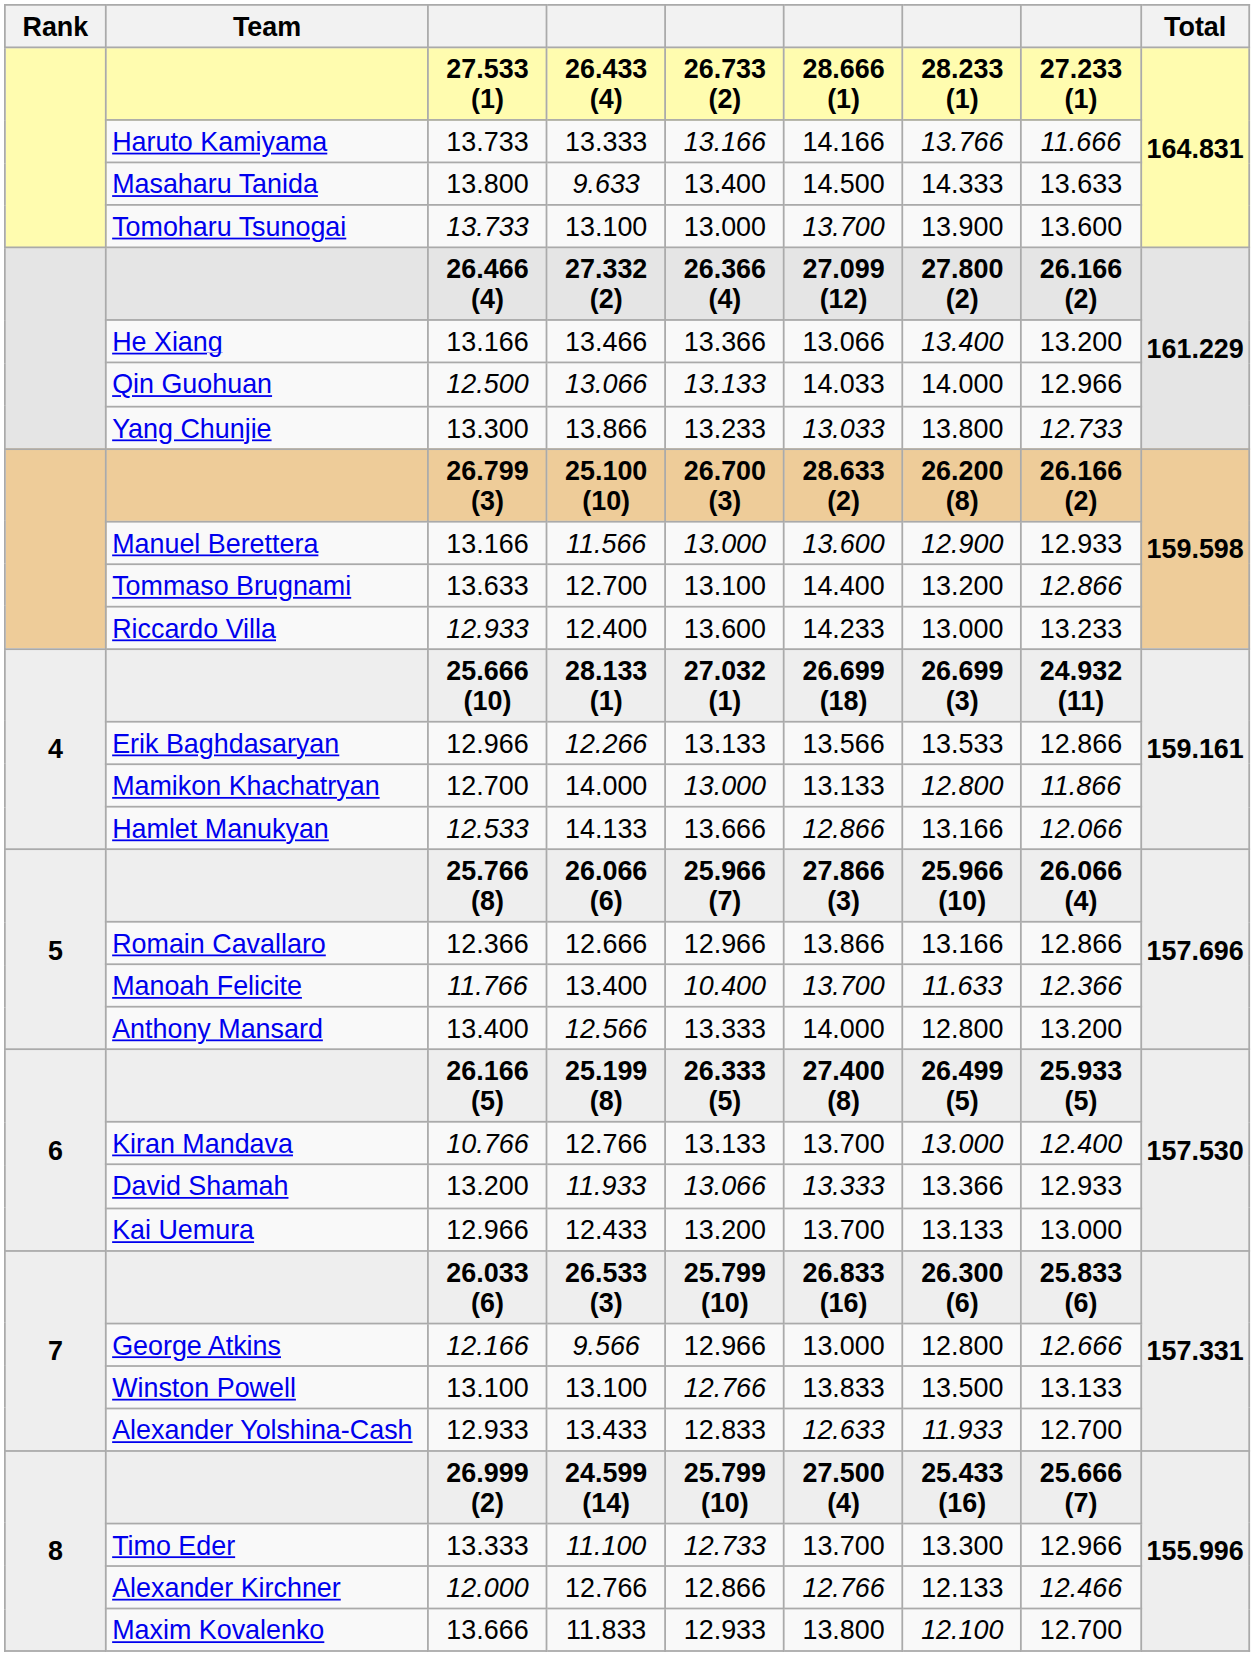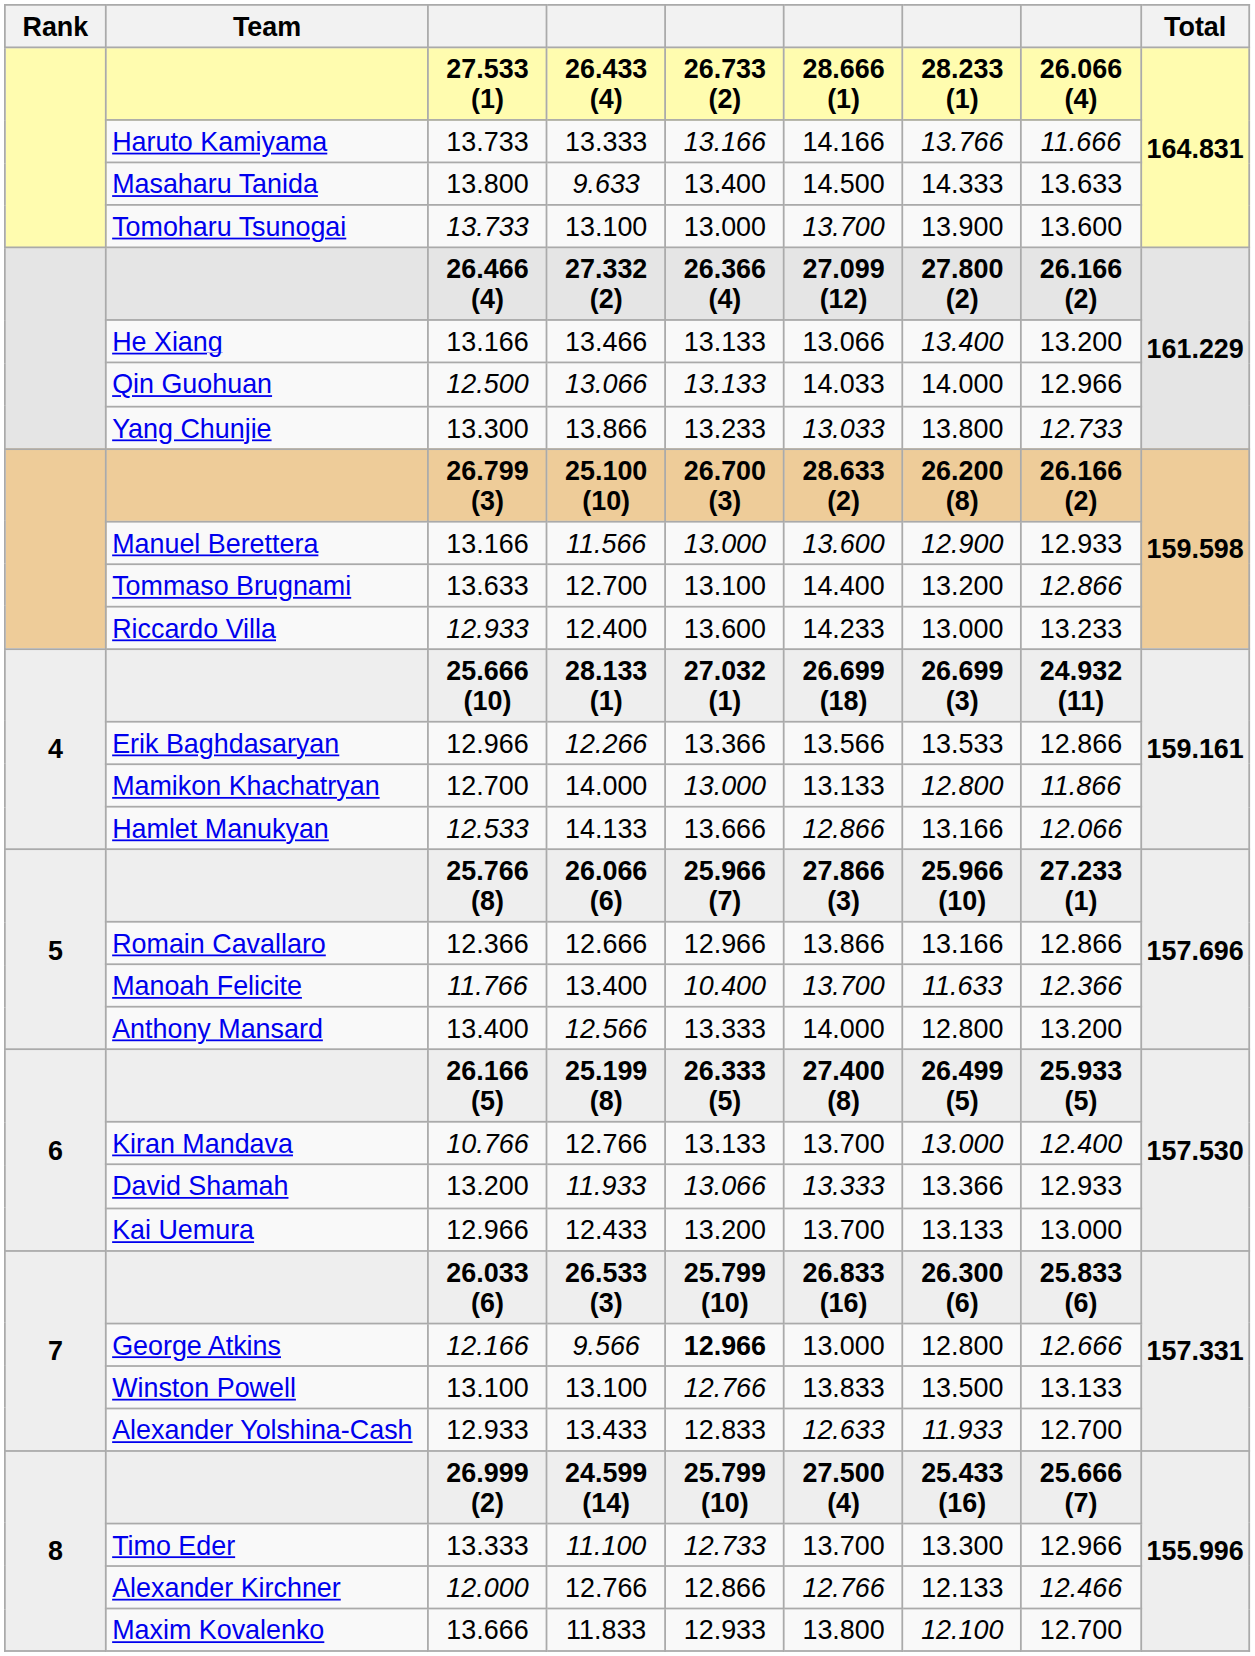(1081, 84) 27.233 (1) -> (1081, 84) 26.066 (4)
(725, 342) 13.366 -> (725, 342) 13.133
(725, 743) 13.133 -> (725, 743) 13.366
(1081, 886) 26.066 (4) -> (1081, 886) 27.233 (1)
(725, 1344) normal -> (725, 1344) bold
